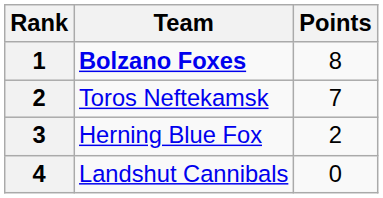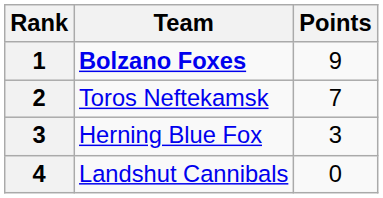(335, 60) 8 -> (335, 60) 9
(335, 135) 2 -> (335, 135) 3
